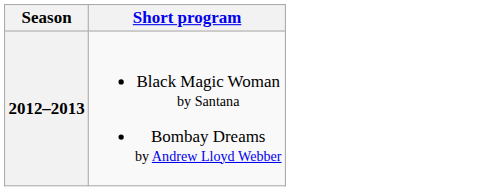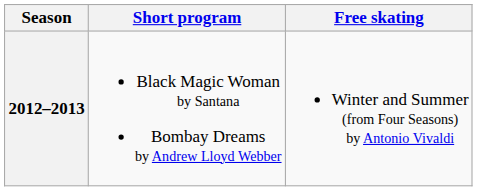+ column: (379, 17)
